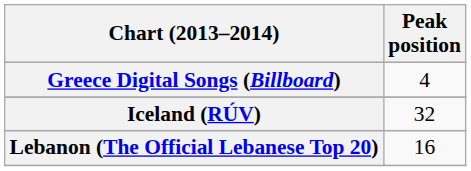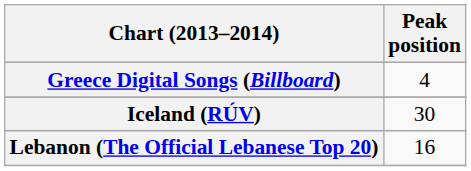(425, 113) 32 -> (425, 113) 30
